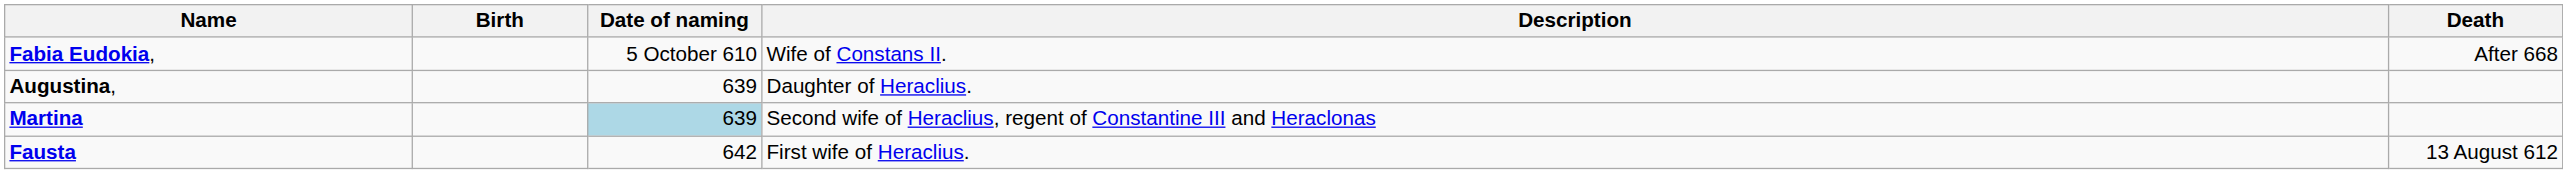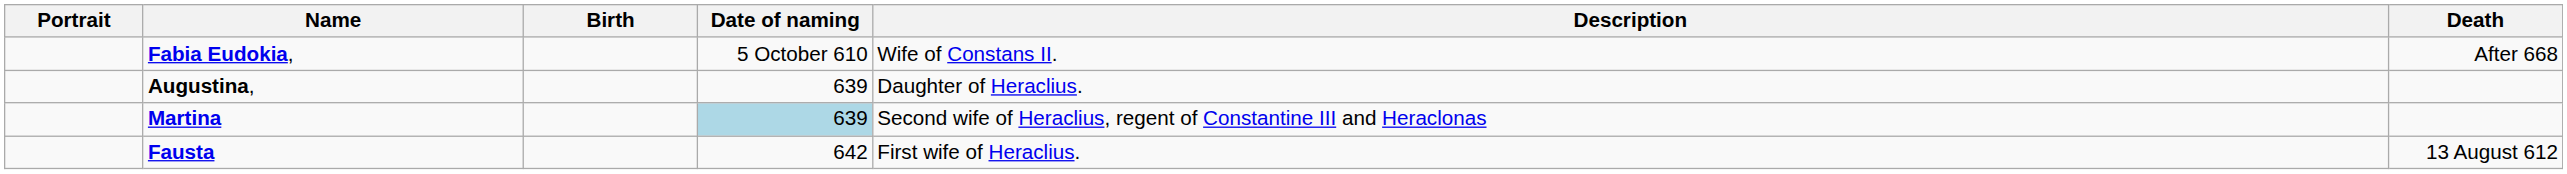+ column: (74, 20)
